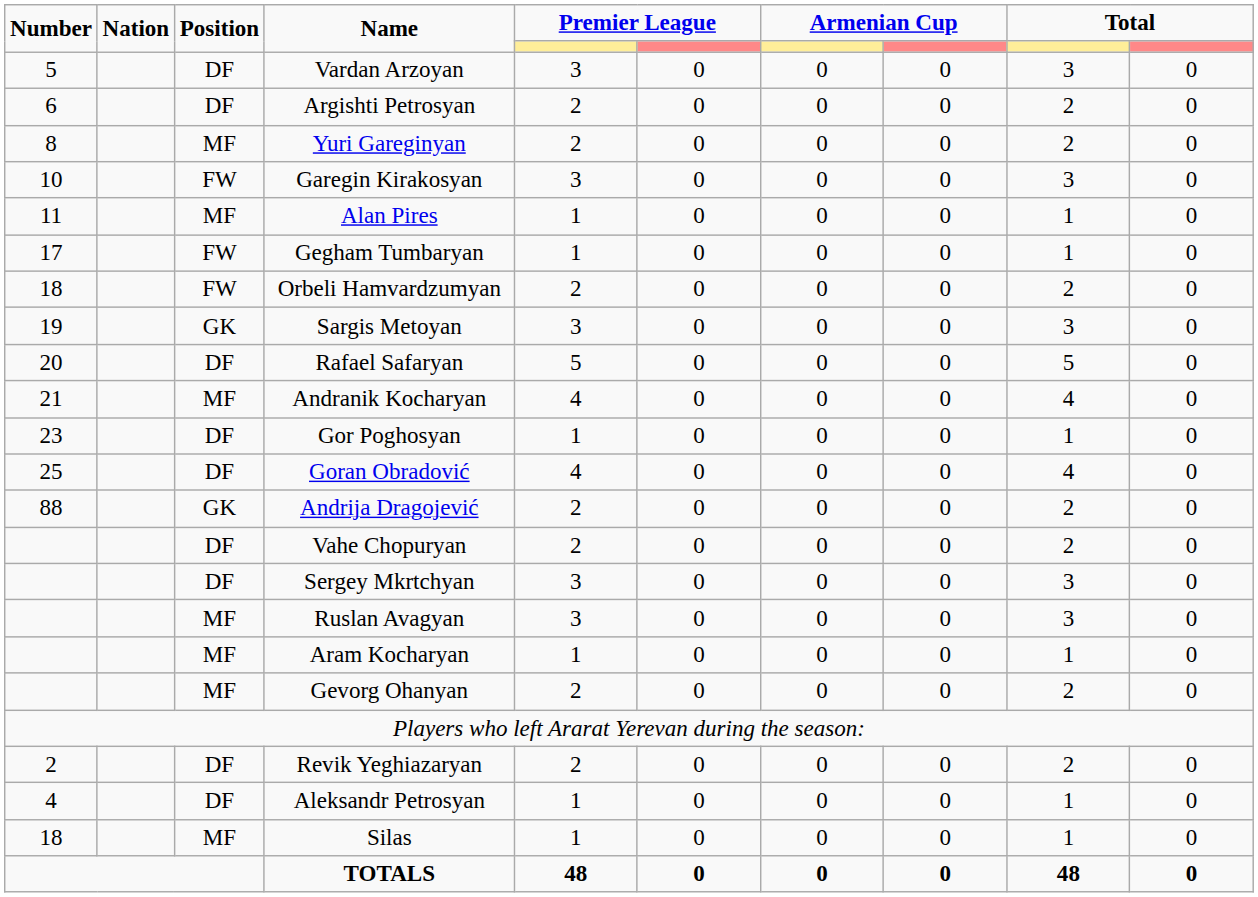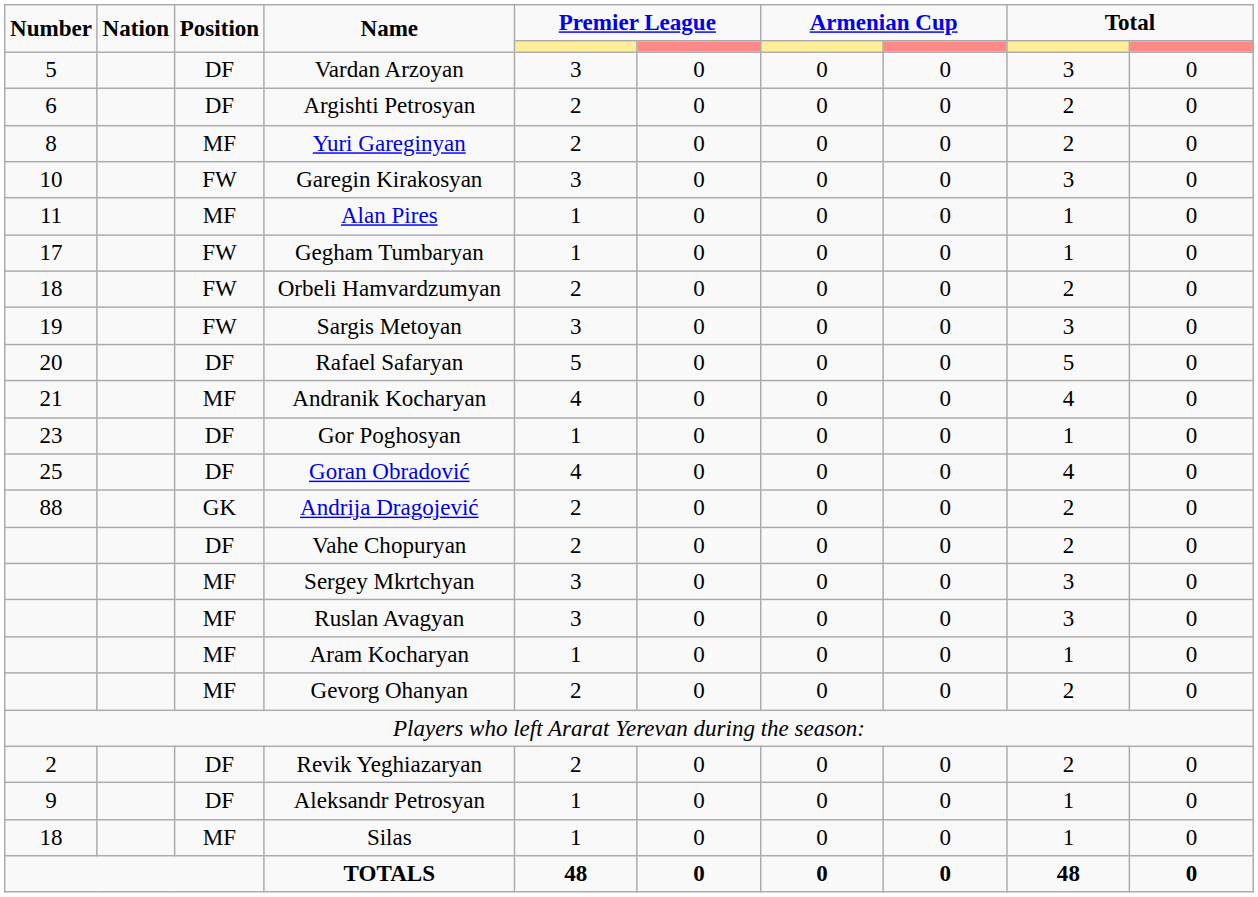(219, 325) GK -> (219, 325) FW
(219, 581) DF -> (219, 581) MF
(51, 800) 4 -> (51, 800) 9
